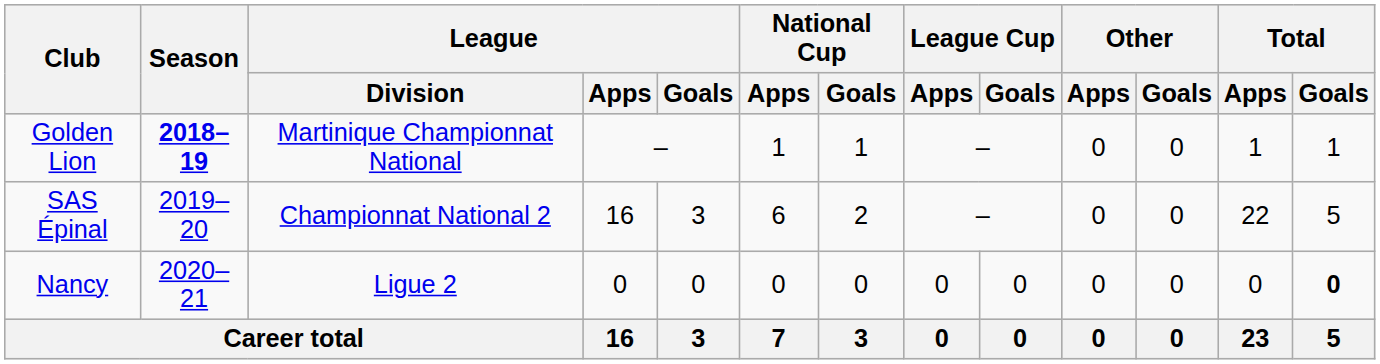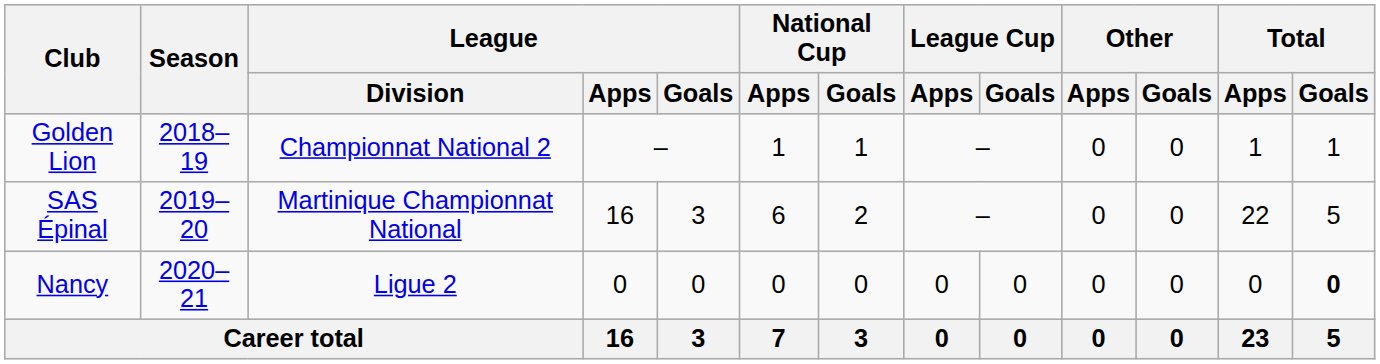(194, 147) bold -> (194, 147) normal
(415, 147) Martinique Championnat National -> (415, 147) Championnat National 2
(415, 215) Championnat National 2 -> (415, 215) Martinique Championnat National
